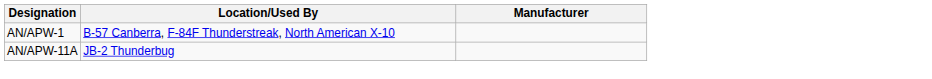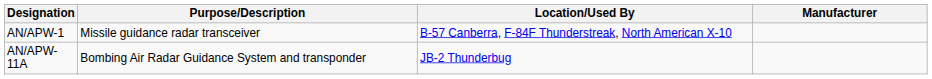+ column: (247, 13)
